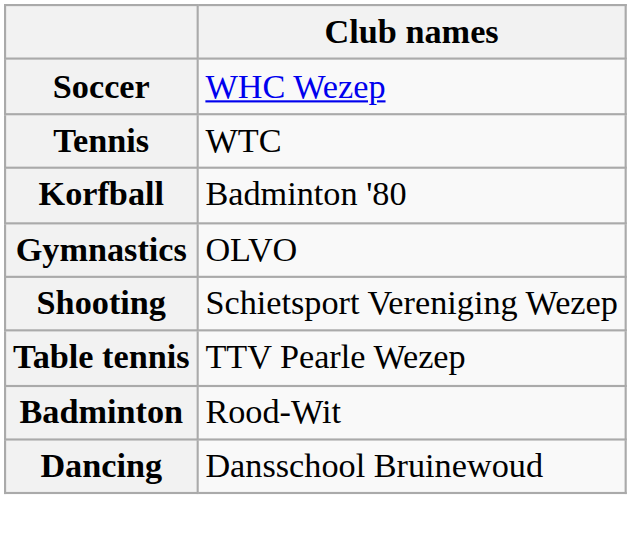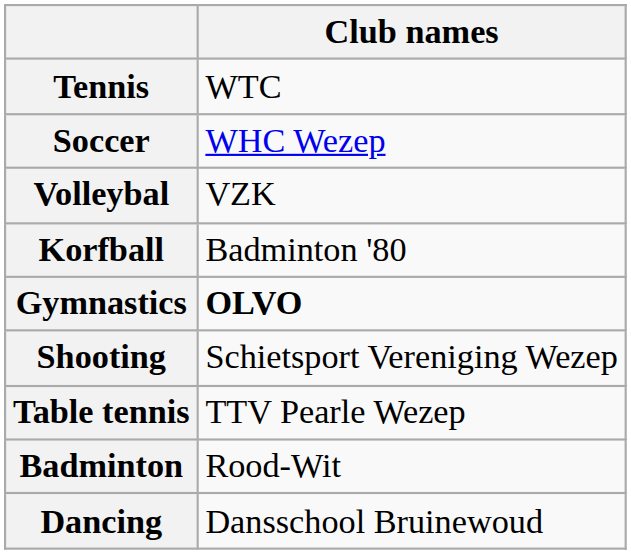rows swapped: (101, 85) <-> (101, 140)
+ row: (101, 194)
(251, 248) normal -> (254, 303) bold
